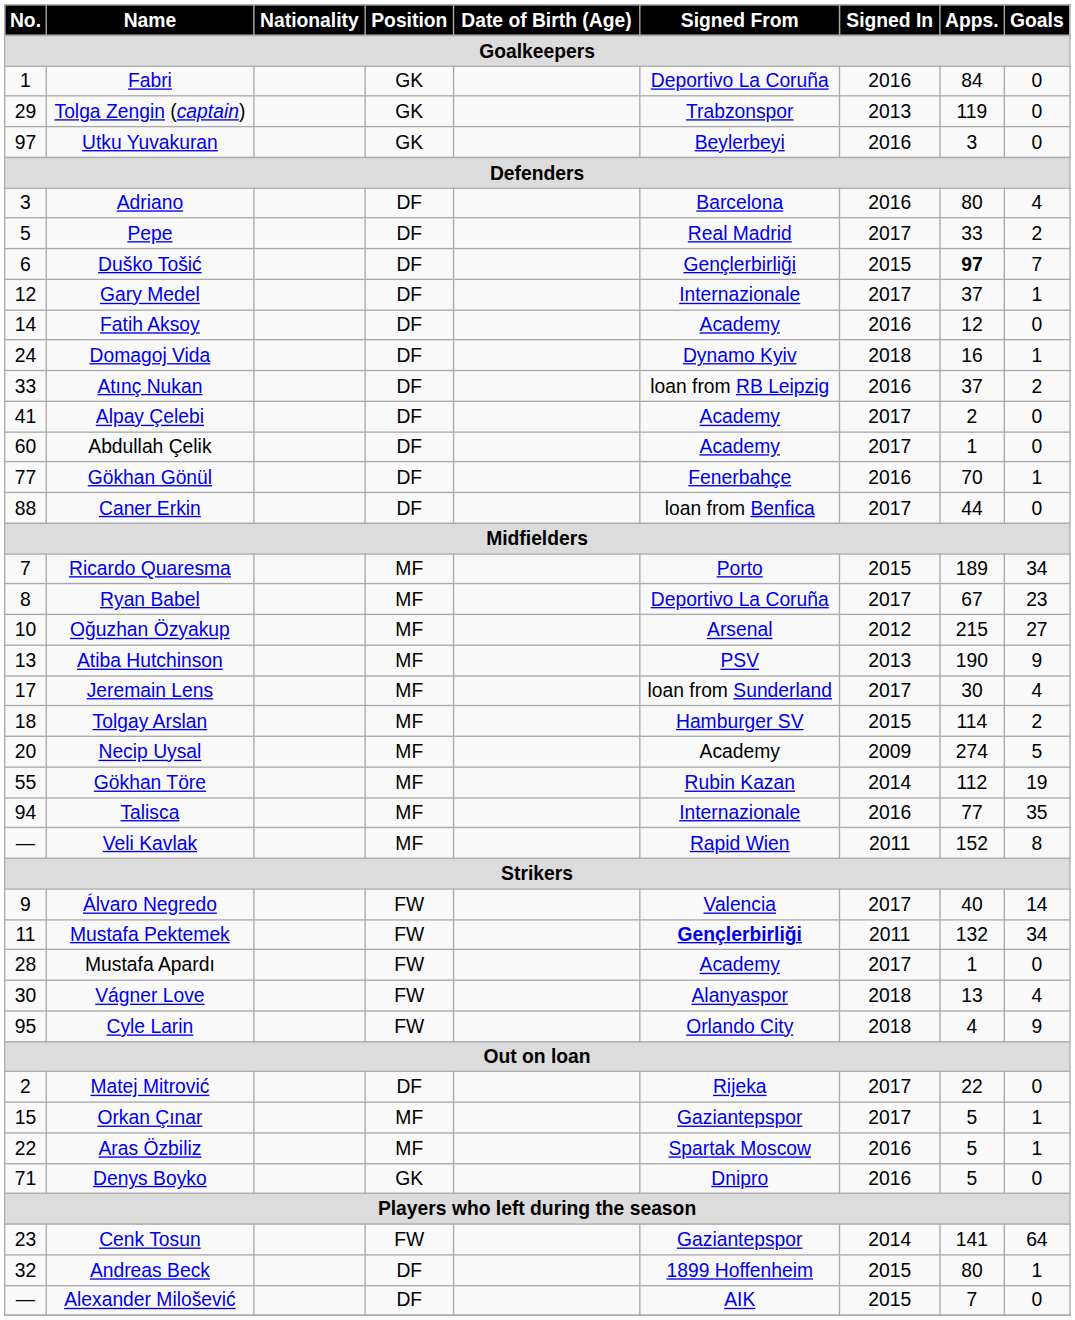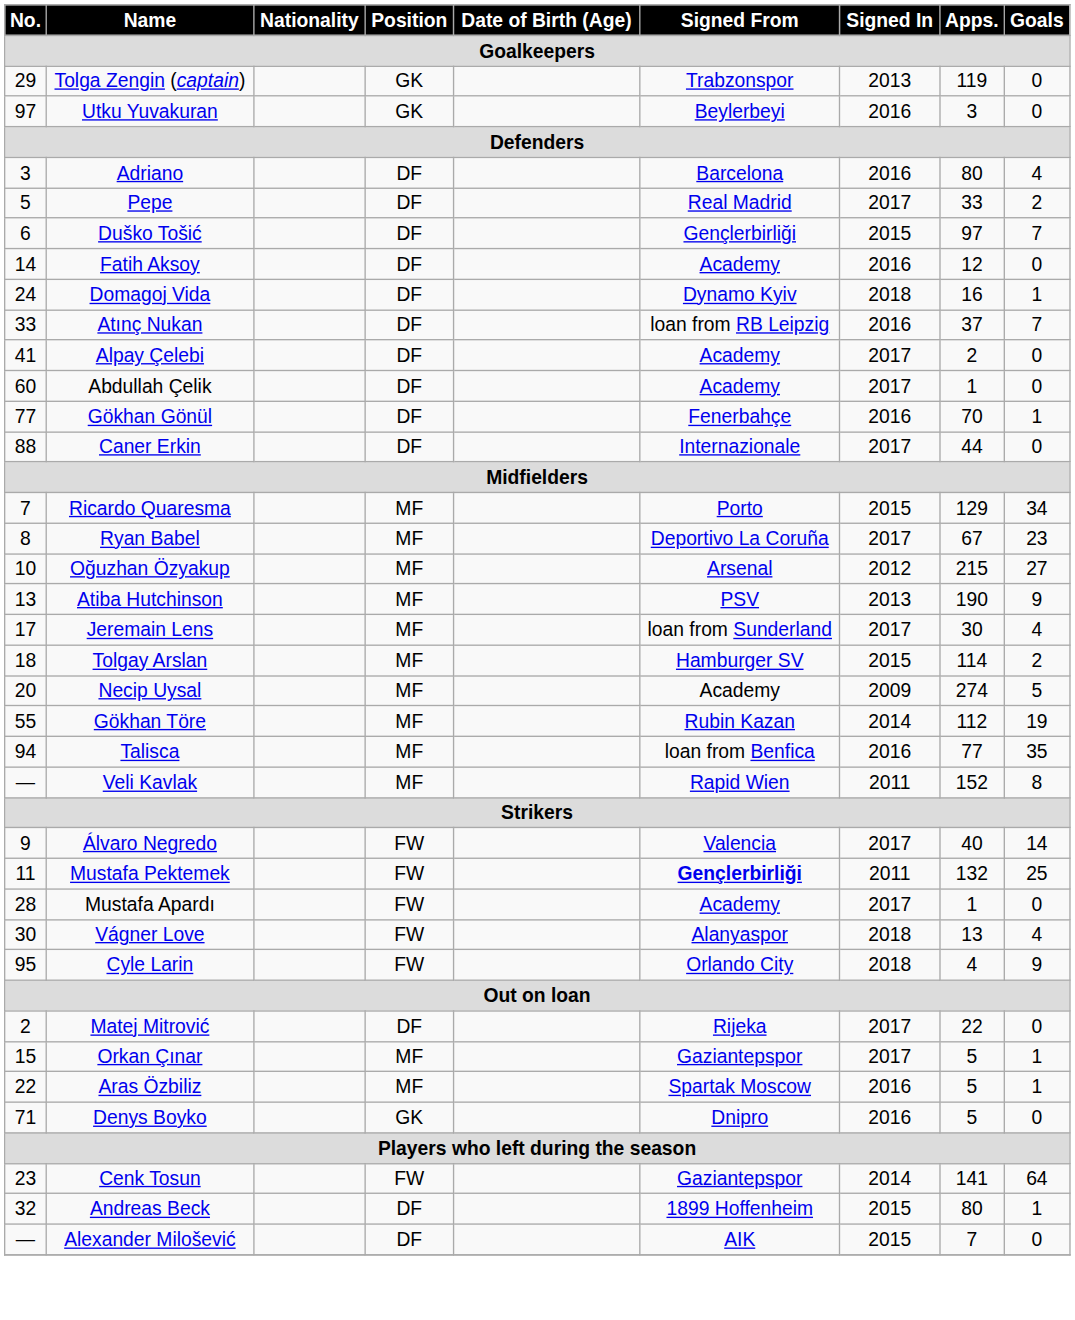- row: (150, 81)
(972, 264) bold -> (972, 234) normal
- row: (150, 295)
(1037, 386) 2 -> (1037, 325) 7
(740, 508) loan from Benfica -> (740, 447) Internazionale
(972, 569) 189 -> (972, 508) 129
(740, 813) Internazionale -> (740, 752) loan from Benfica
(1037, 935) 34 -> (1037, 874) 25
